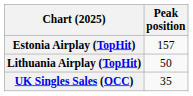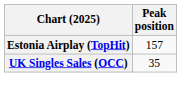- row: (74, 63)
